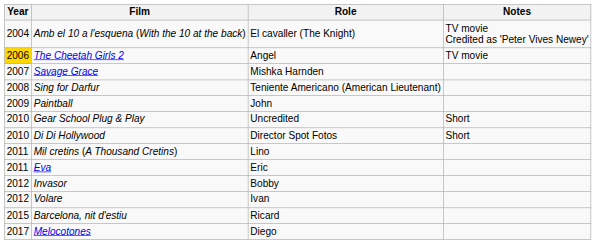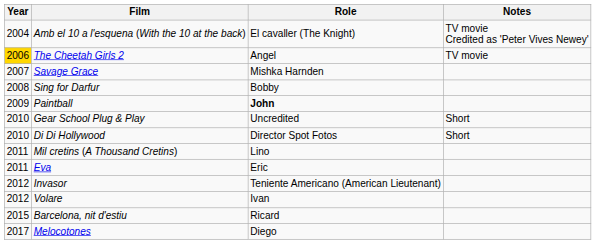(346, 87) Teniente Americano (American Lieutenant) -> (265, 87) Bobby
(261, 103) normal -> (262, 103) bold
(265, 183) Bobby -> (346, 183) Teniente Americano (American Lieutenant)
